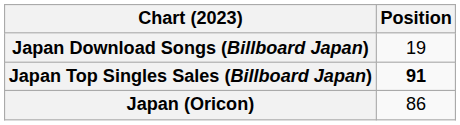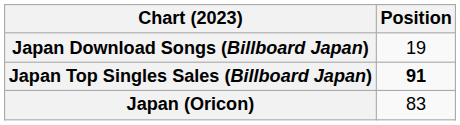(416, 104) 86 -> (416, 104) 83
